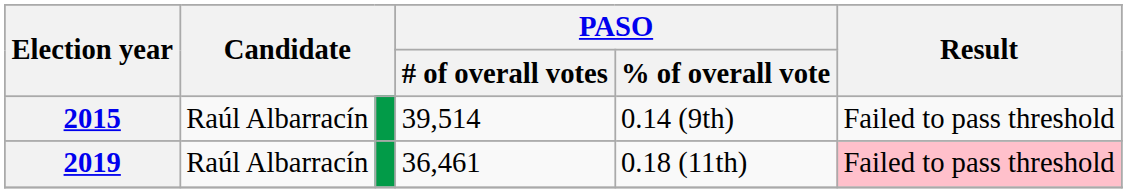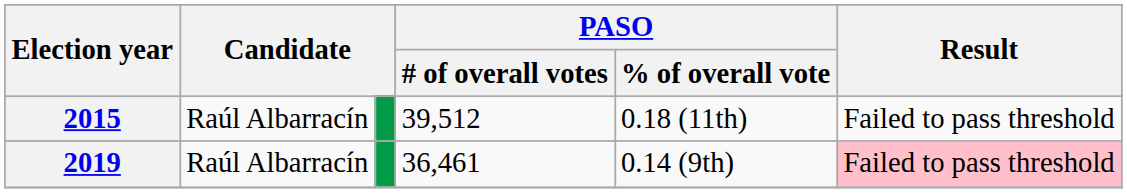(441, 118) 39,514 -> (441, 118) 39,512
(678, 118) 0.14 (9th) -> (684, 118) 0.18 (11th)
(684, 163) 0.18 (11th) -> (678, 163) 0.14 (9th)
